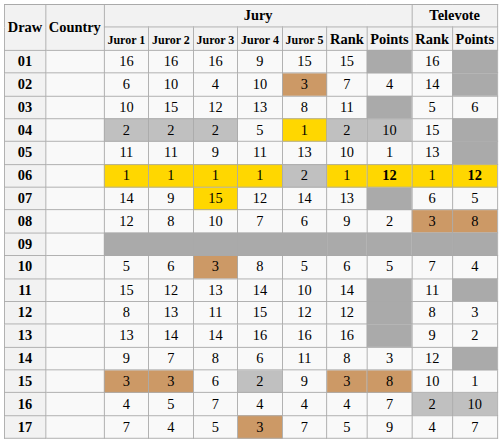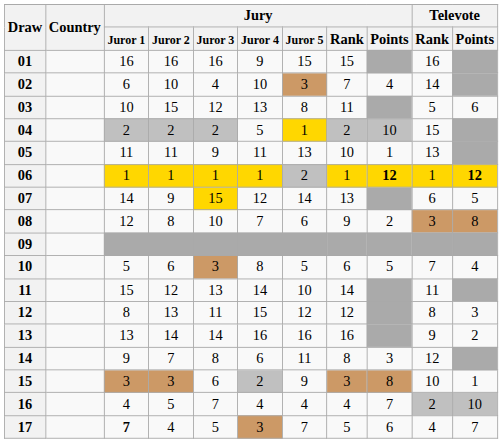(126, 426) normal -> (126, 426) bold
(390, 426) 9 -> (390, 426) 6
